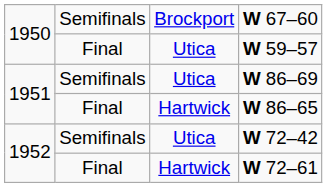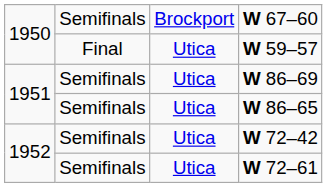(102, 108) Final -> (102, 108) Semifinals
(194, 108) Hartwick -> (194, 108) Utica
(102, 167) Final -> (102, 167) Semifinals
(194, 167) Hartwick -> (194, 167) Utica
